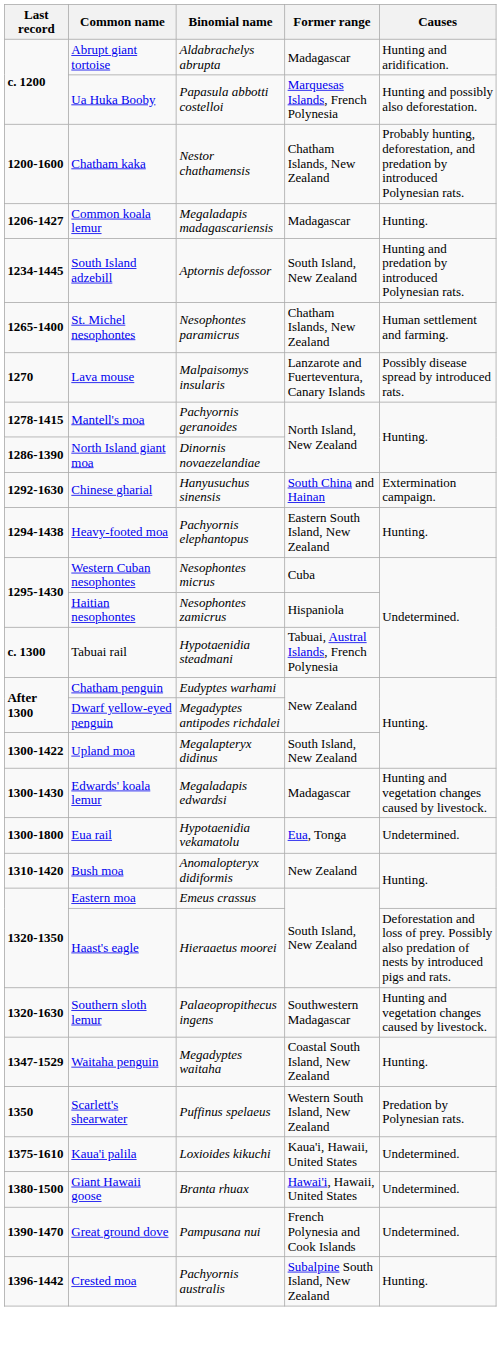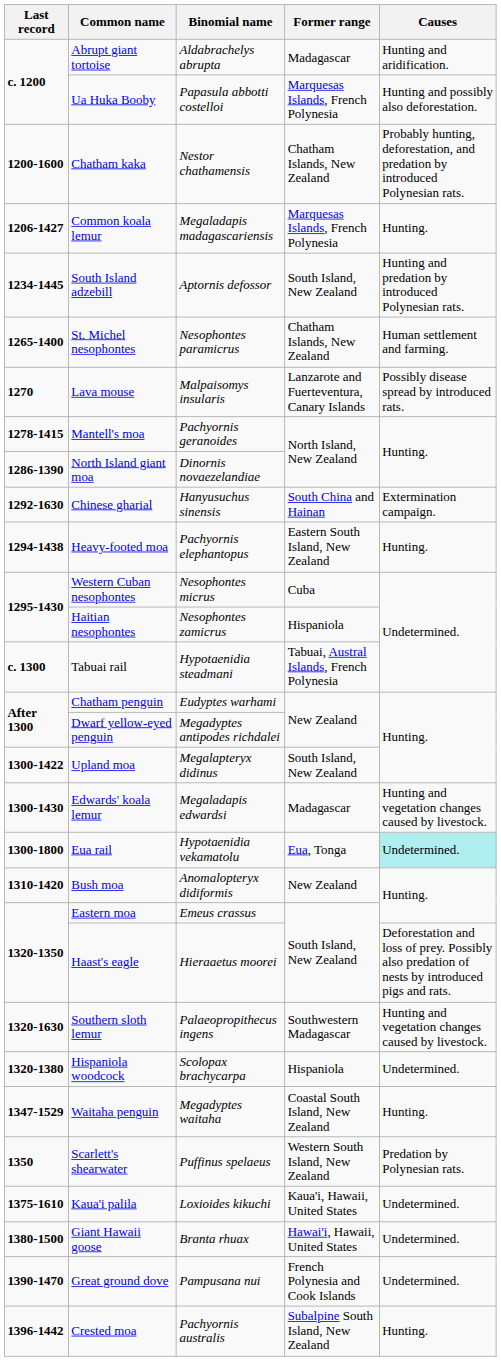(319, 220) Madagascar -> (327, 228) Marquesas Islands, French Polynesia
(421, 835) no background -> (421, 849) paleturquoise background
+ row: (99, 1069)
